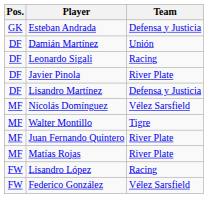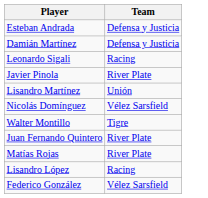- column: (15, 12)
(141, 43) Unión -> (143, 43) Defensa y Justicia
(165, 91) Defensa y Justicia -> (119, 91) Unión
